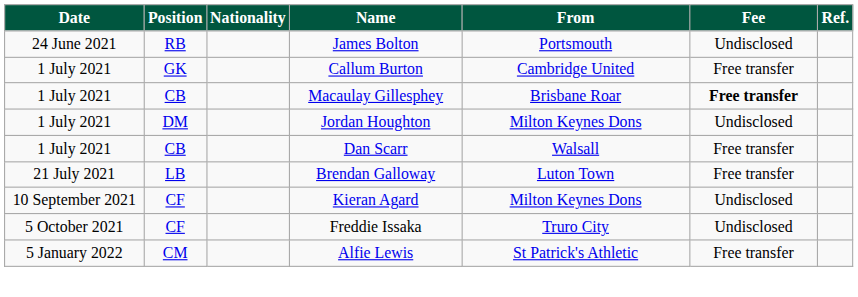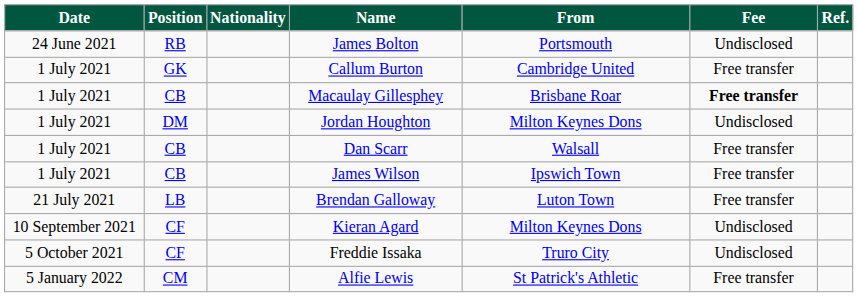+ row: (376, 174)
